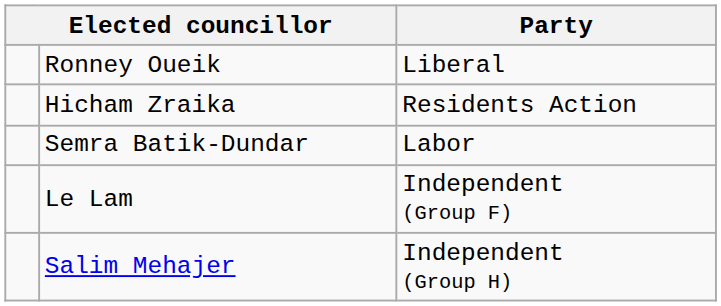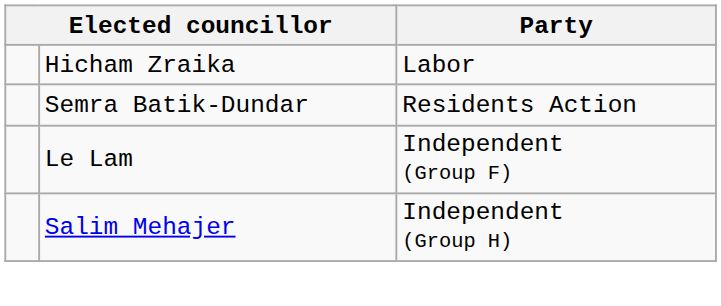- row: (133, 65)
(520, 105) Residents Action -> (439, 65) Labor
(439, 145) Labor -> (520, 105) Residents Action
